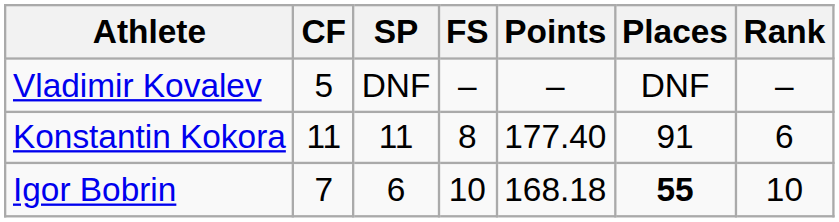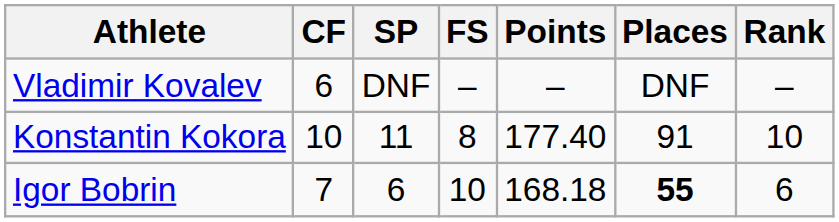(324, 85) 5 -> (324, 85) 6
(324, 138) 11 -> (324, 138) 10
(784, 138) 6 -> (784, 138) 10
(784, 190) 10 -> (784, 190) 6
